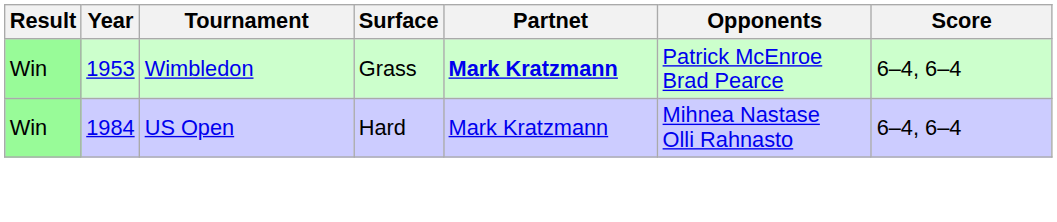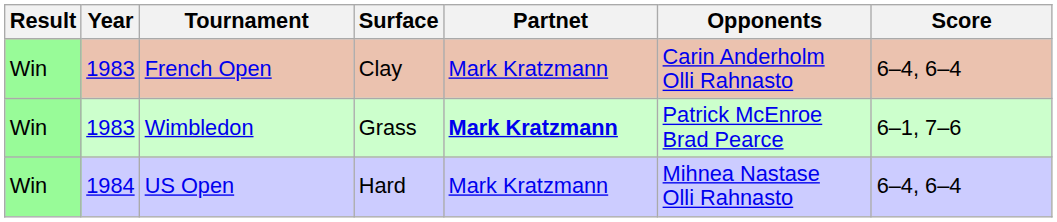+ row: (208, 68)
(110, 68) 1953 -> (110, 127) 1983
(919, 68) 6–4, 6–4 -> (919, 127) 6–1, 7–6
